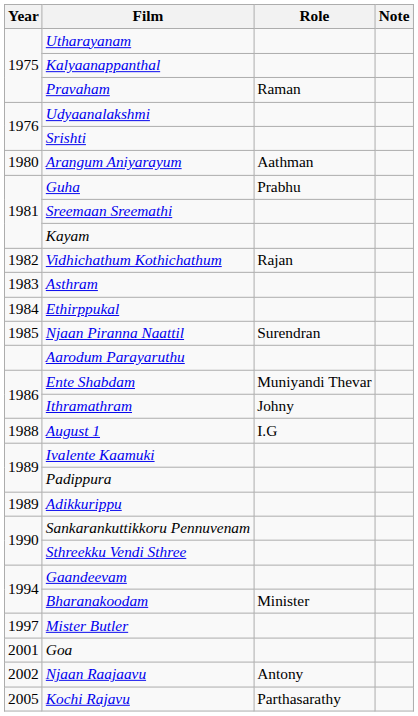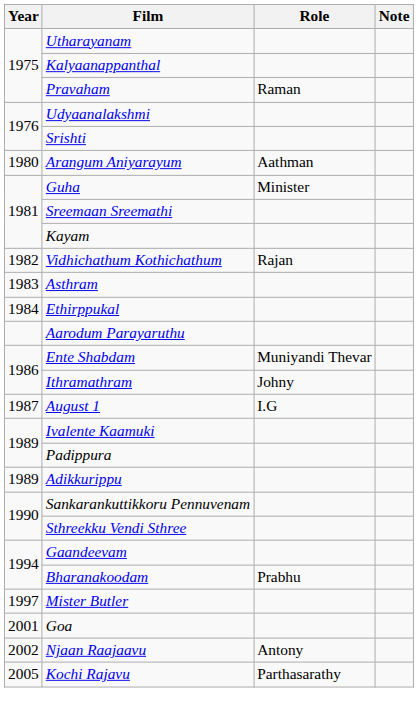(279, 187) Prabhu -> (283, 187) Minister
- row: (115, 333)
(23, 430) 1988 -> (23, 406) 1987
(283, 601) Minister -> (279, 576) Prabhu
